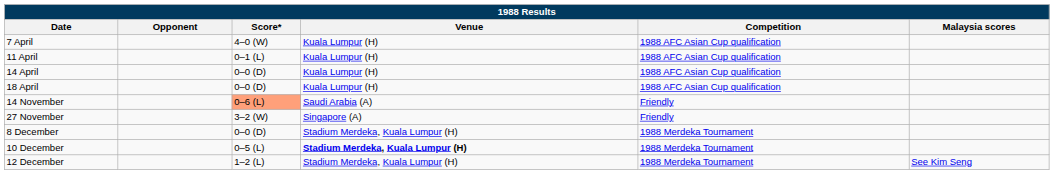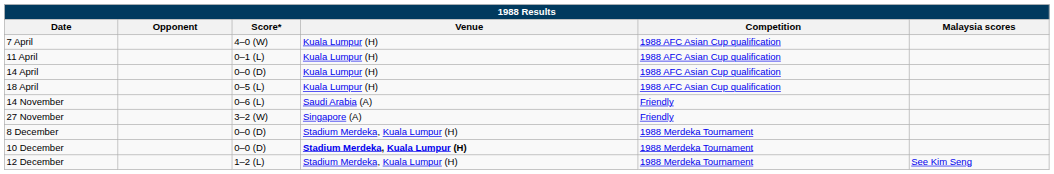(250, 87) 0–0 (D) -> (249, 87) 0–5 (L)
(249, 102) lightsalmon background -> (249, 102) no background
(249, 147) 0–5 (L) -> (250, 147) 0–0 (D)
